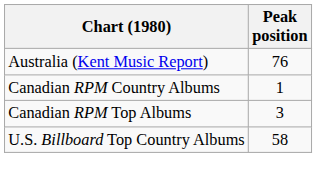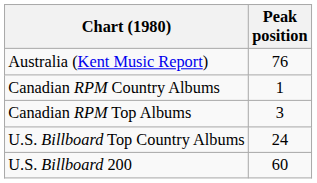(280, 139) 58 -> (280, 139) 24
+ row: (70, 165)
